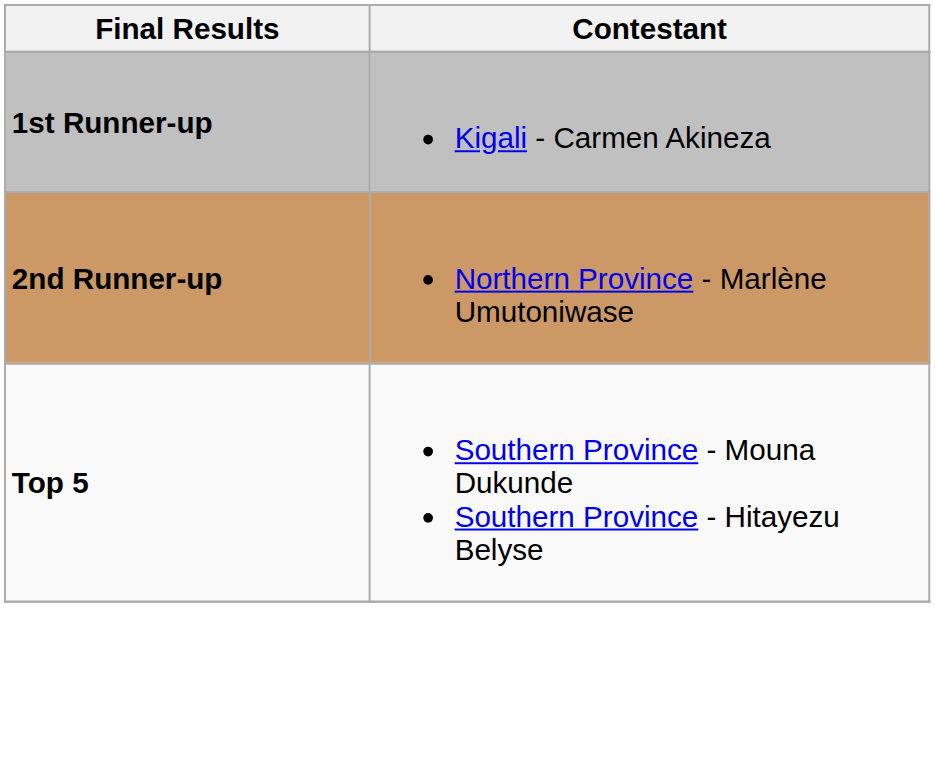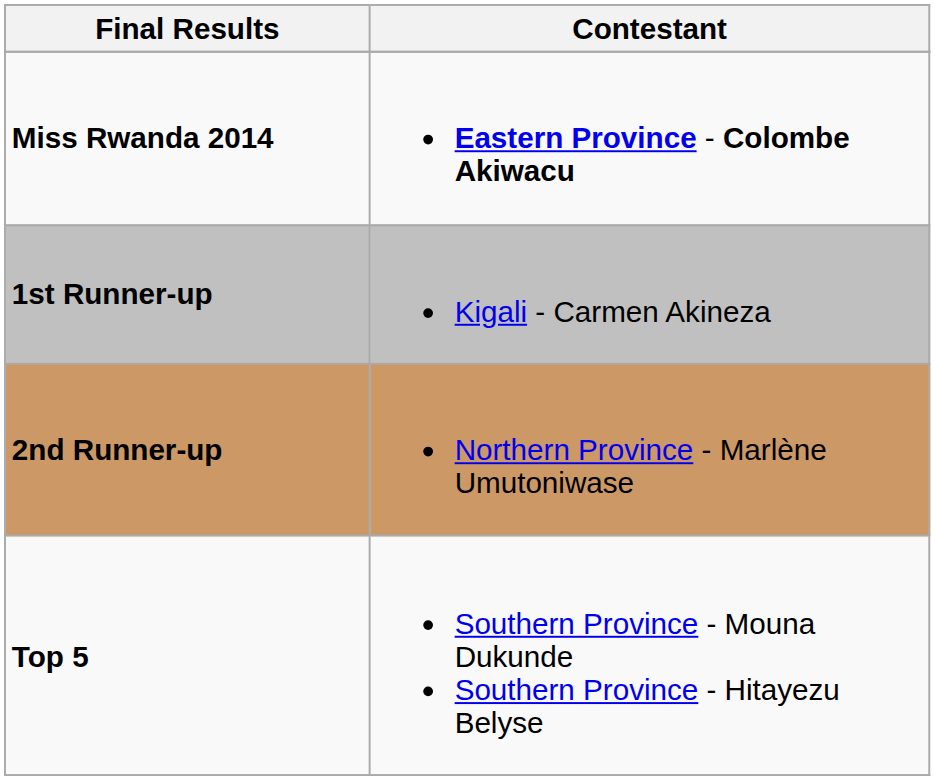+ row: (143, 138)
